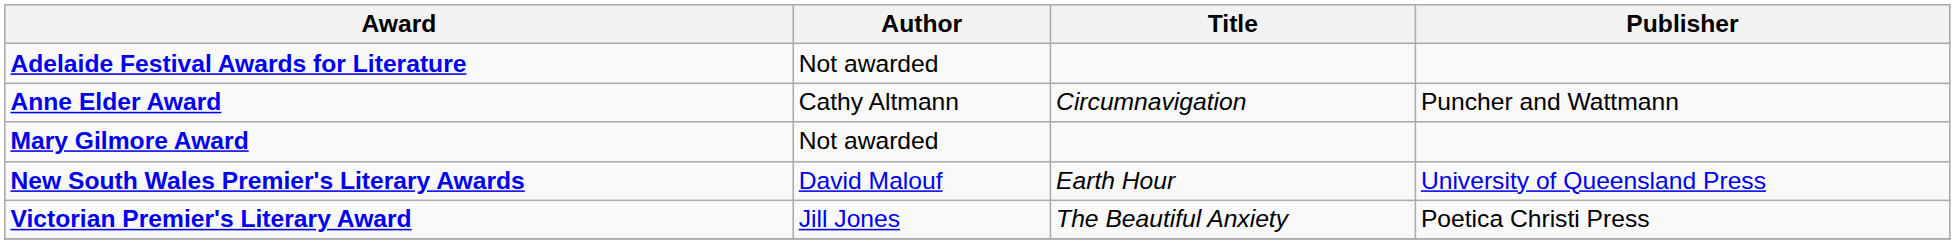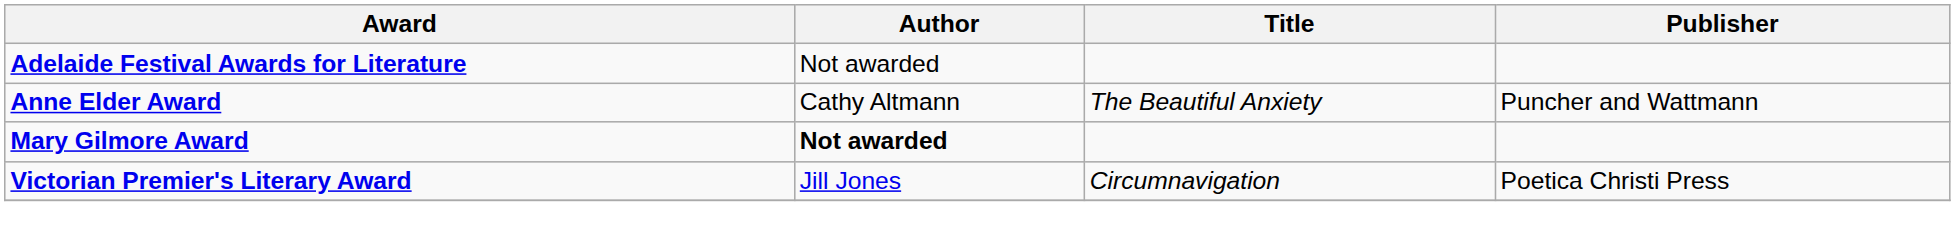(1151, 102) Circumnavigation -> (1206, 102) The Beautiful Anxiety
(869, 141) normal -> (874, 141) bold
- row: (268, 180)
(1172, 219) The Beautiful Anxiety -> (1185, 180) Circumnavigation
